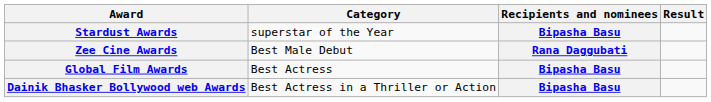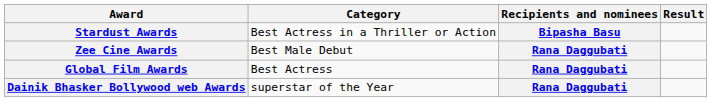(322, 32) superstar of the Year -> (373, 32) Best Actress in a Thriller or Action
(580, 69) Bipasha Basu -> (580, 69) Rana Daggubati
(373, 87) Best Actress in a Thriller or Action -> (322, 87) superstar of the Year
(580, 87) Bipasha Basu -> (580, 87) Rana Daggubati
